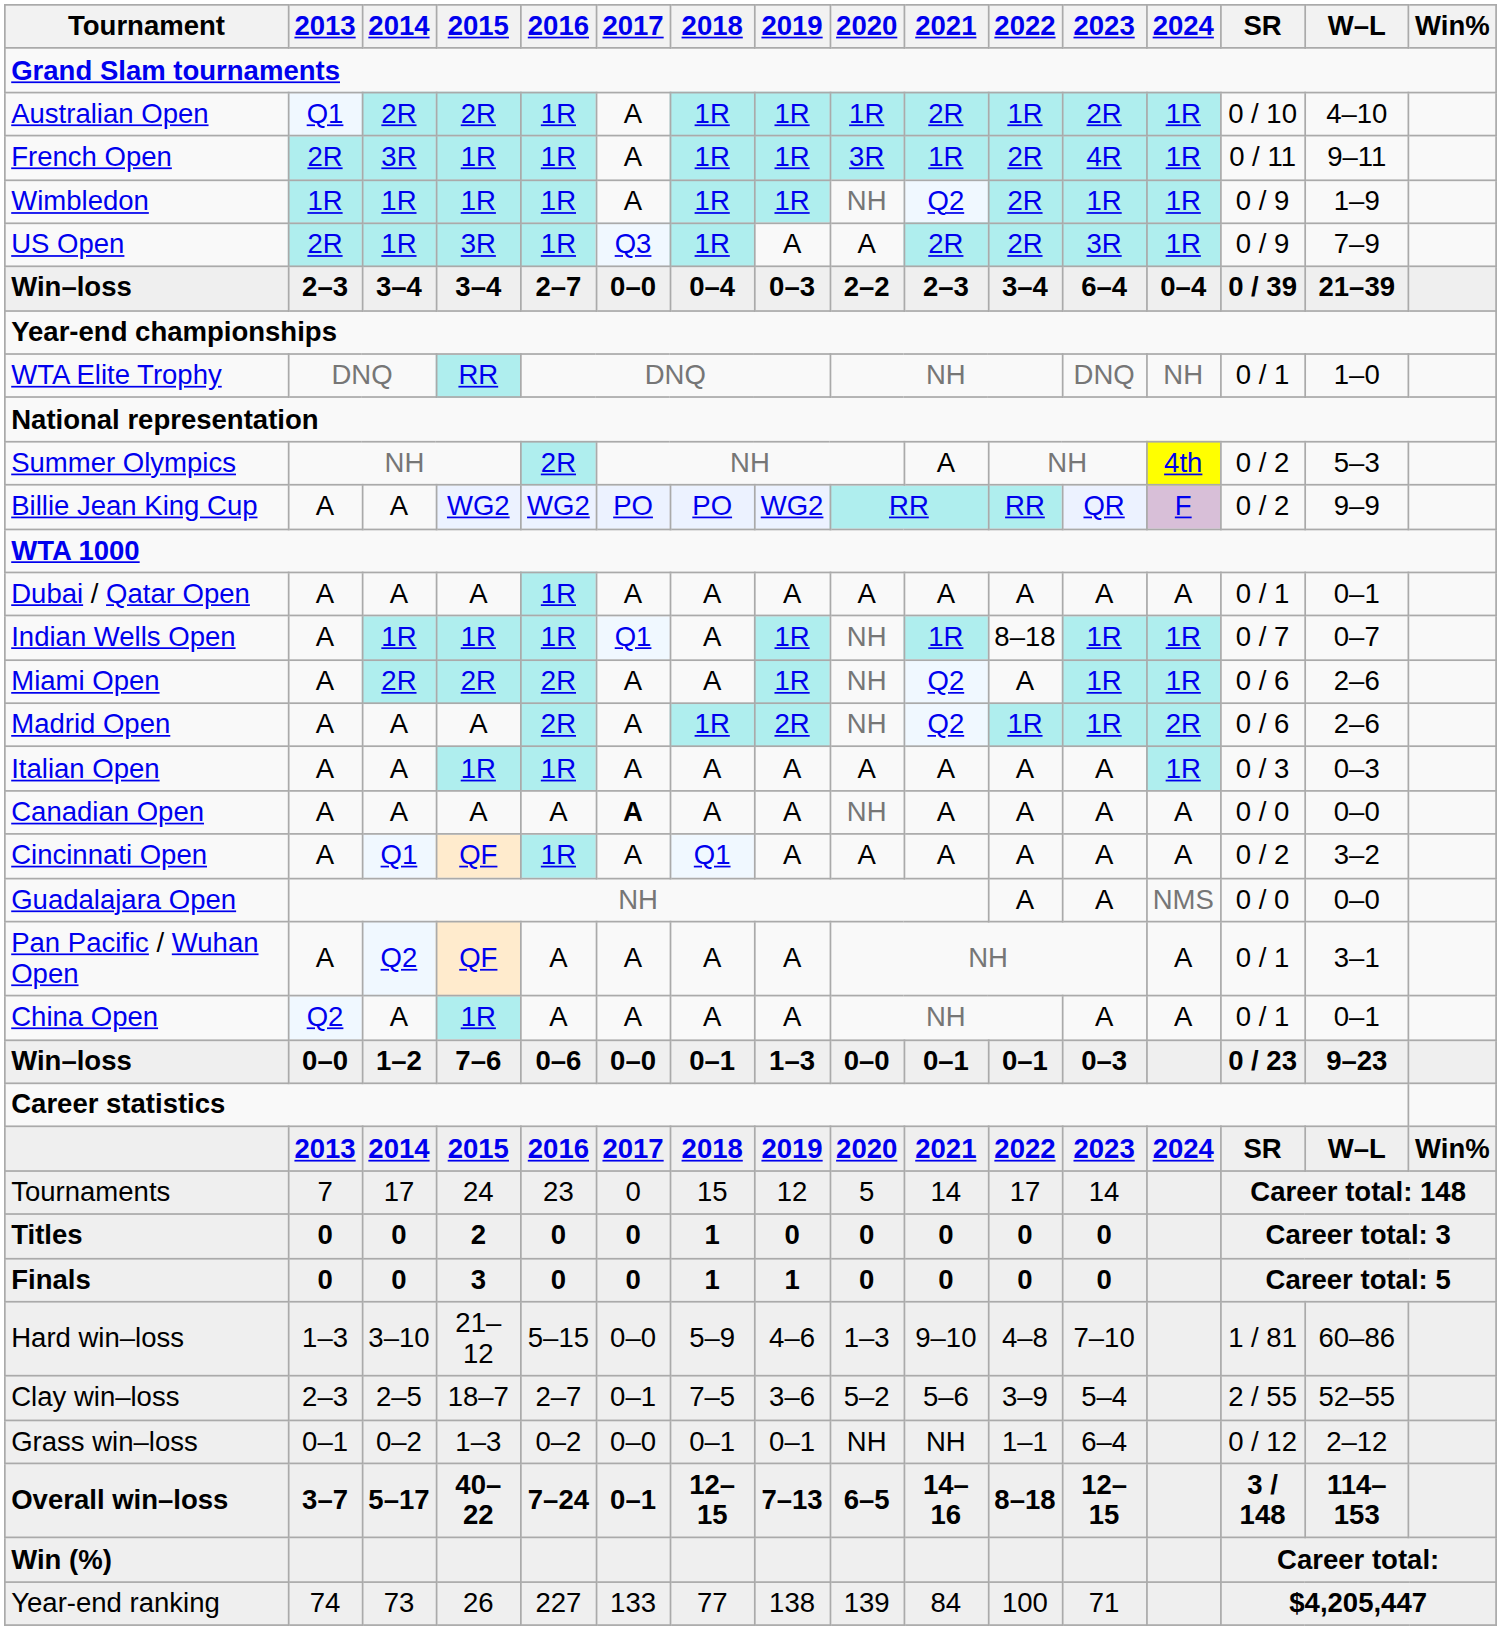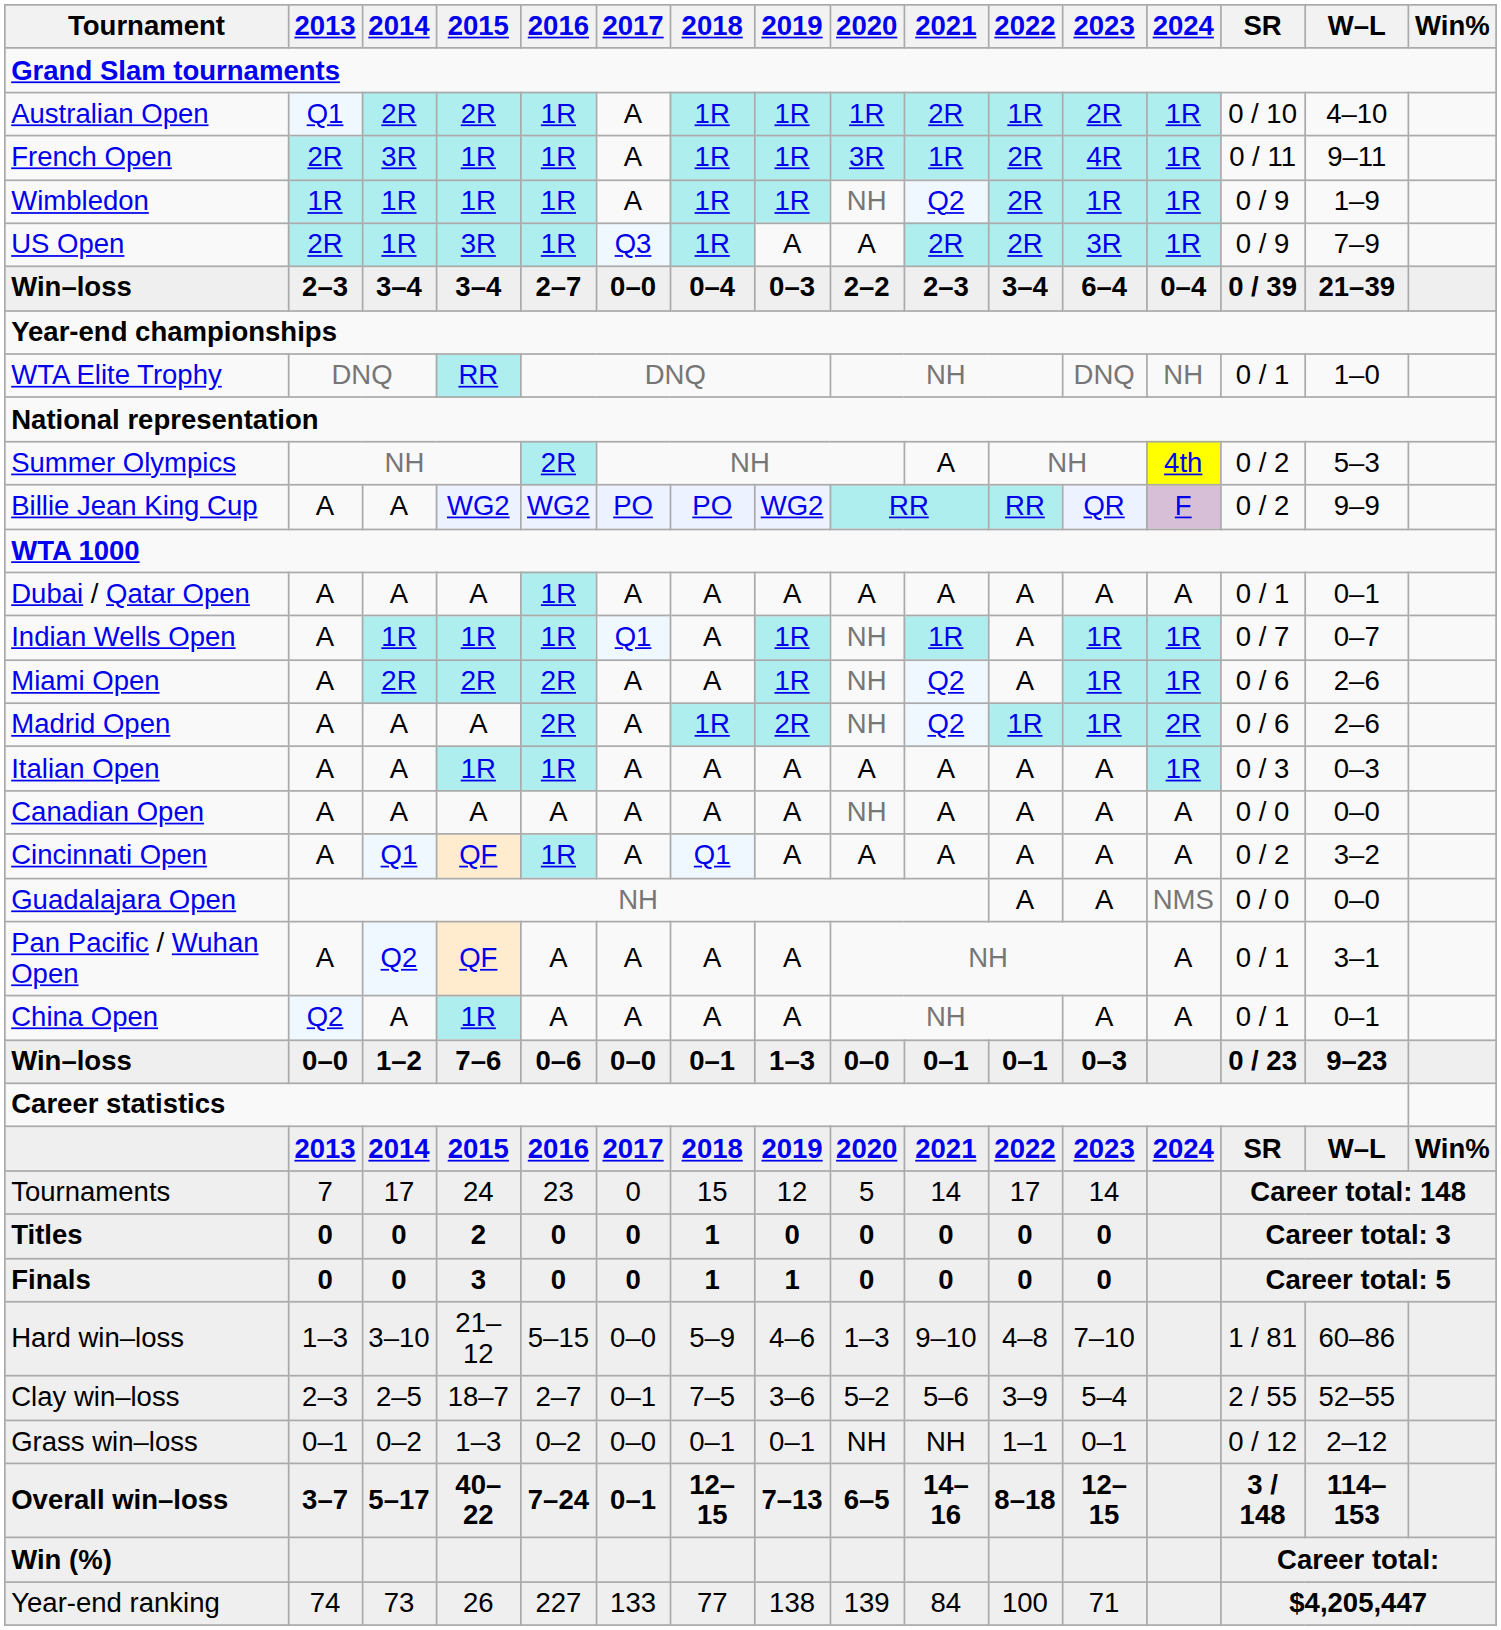(1025, 637) 8–18 -> (1025, 637) A
(633, 811) bold -> (633, 811) normal
(1104, 1441) 6–4 -> (1104, 1441) 0–1
